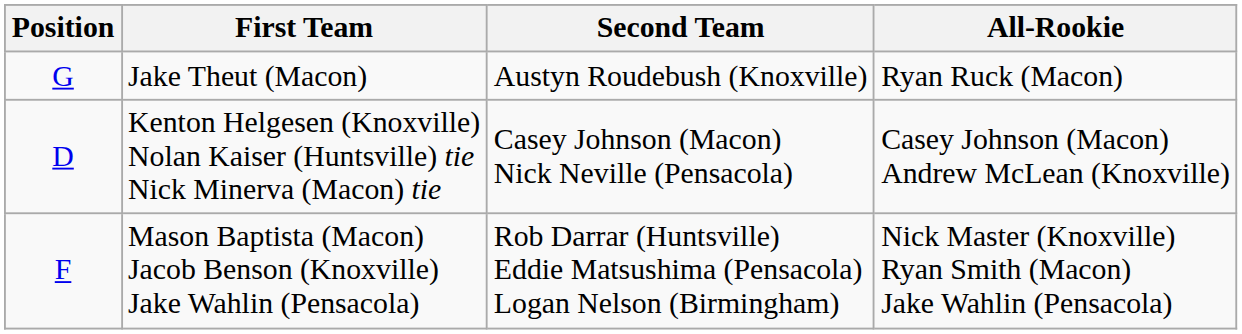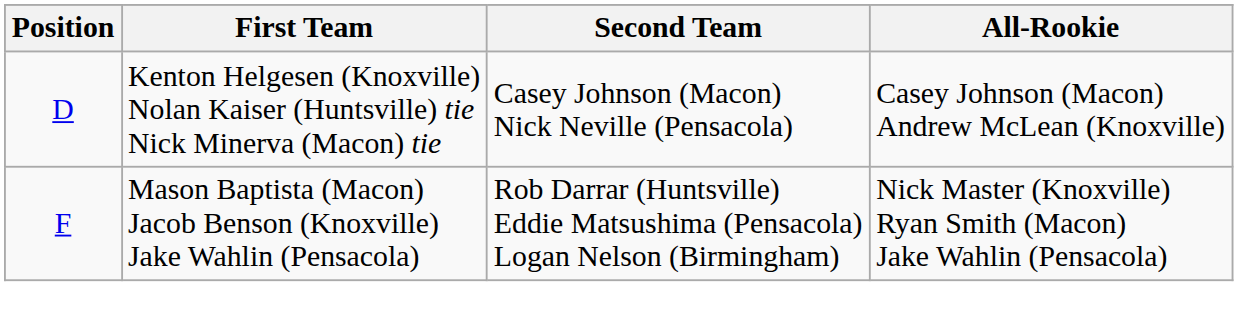- row: (248, 75)
